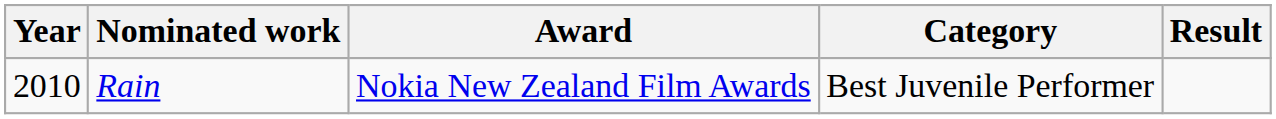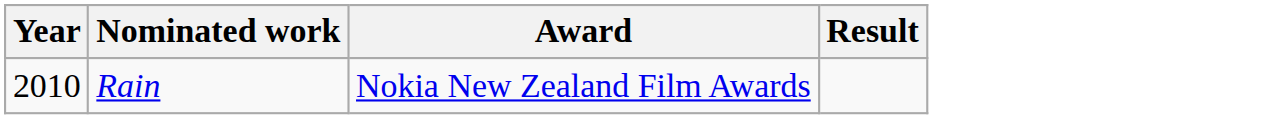- column: (990, 31)
